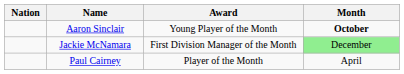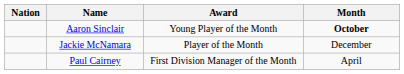(223, 45) First Division Manager of the Month -> (223, 45) Player of the Month
(351, 45) lightgreen background -> (351, 45) no background
(223, 61) Player of the Month -> (223, 61) First Division Manager of the Month
